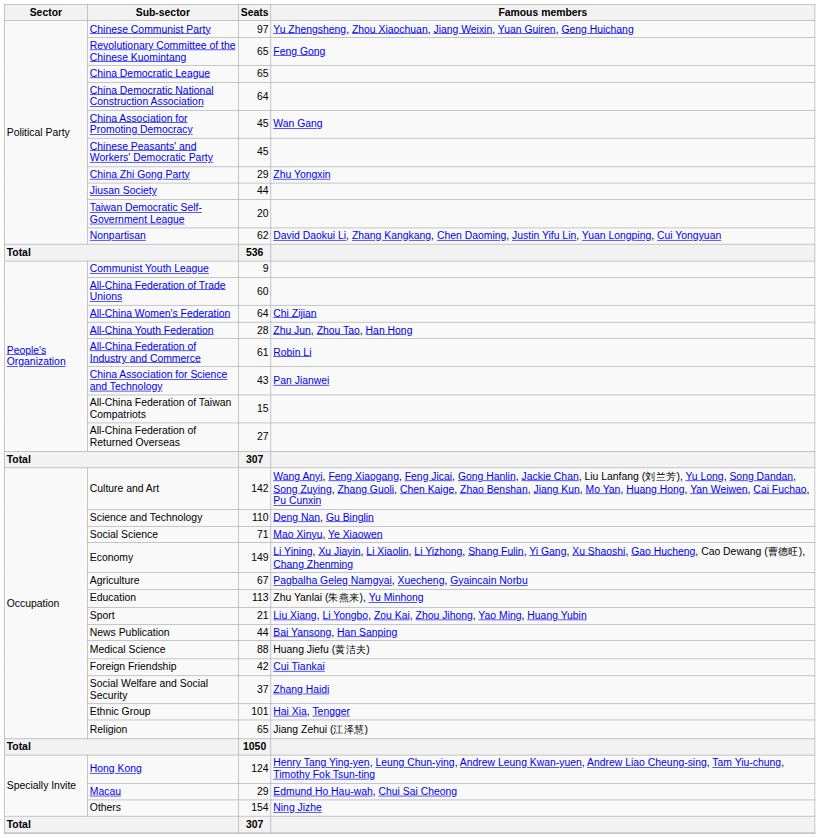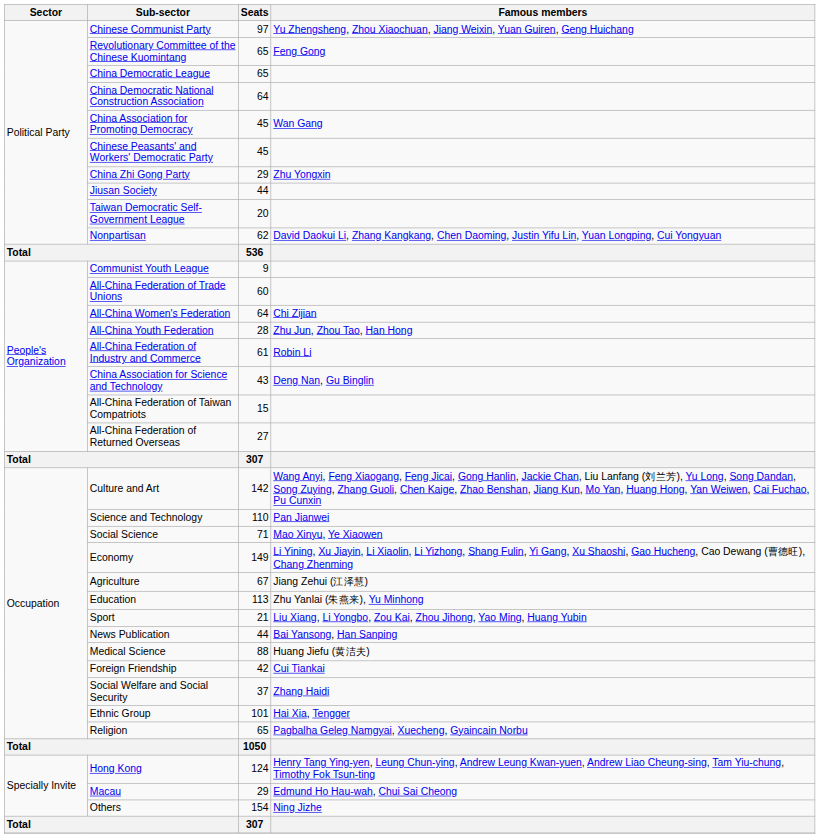(301, 380) Pan Jianwei -> (324, 380) Deng Nan, Gu Binglin
(324, 517) Deng Nan, Gu Binglin -> (301, 517) Pan Jianwei
(400, 581) Pagbalha Geleg Namgyai, Xuecheng, Gyaincain Norbu -> (321, 581) Jiang Zehui (江泽慧)
(321, 729) Jiang Zehui (江泽慧) -> (400, 730) Pagbalha Geleg Namgyai, Xuecheng, Gyaincain Norbu
